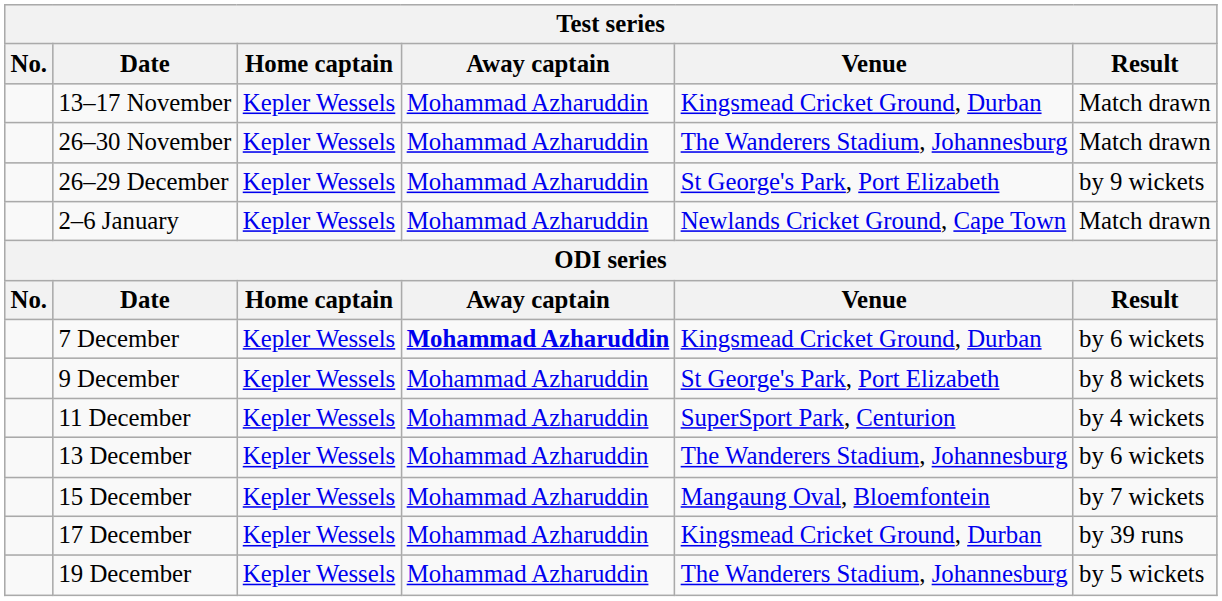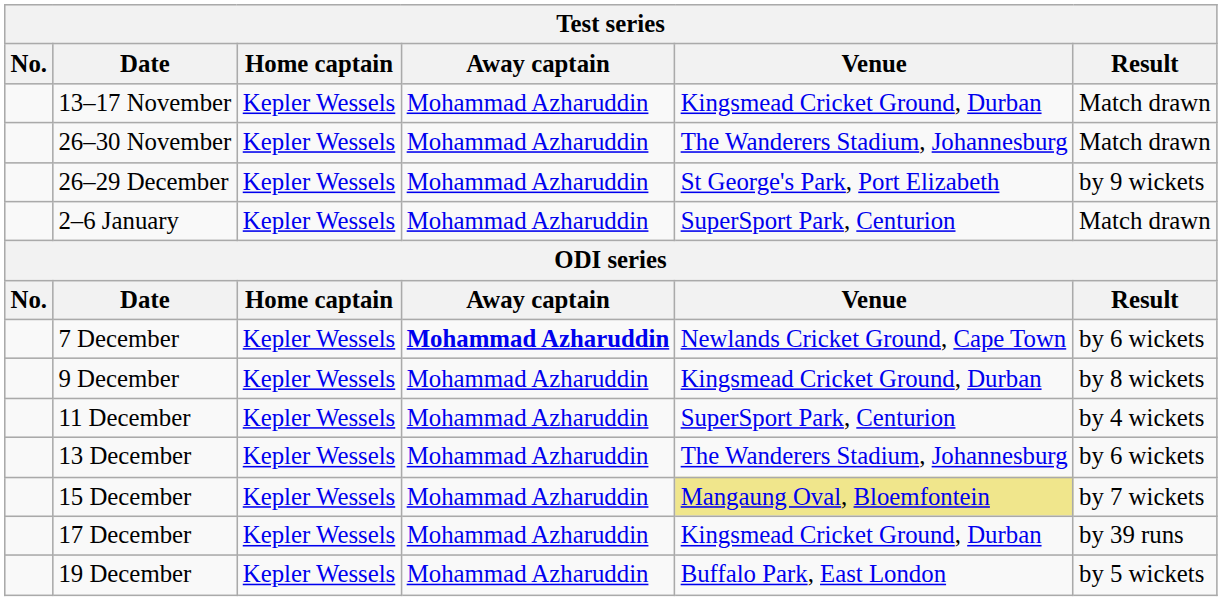(873, 220) Newlands Cricket Ground, Cape Town -> (818, 220) SuperSport Park, Centurion
(861, 338) Kingsmead Cricket Ground, Durban -> (873, 338) Newlands Cricket Ground, Cape Town
(840, 378) St George's Park, Port Elizabeth -> (861, 378) Kingsmead Cricket Ground, Durban
(835, 496) no background -> (835, 496) khaki background
(874, 574) The Wanderers Stadium, Johannesburg -> (813, 574) Buffalo Park, East London
